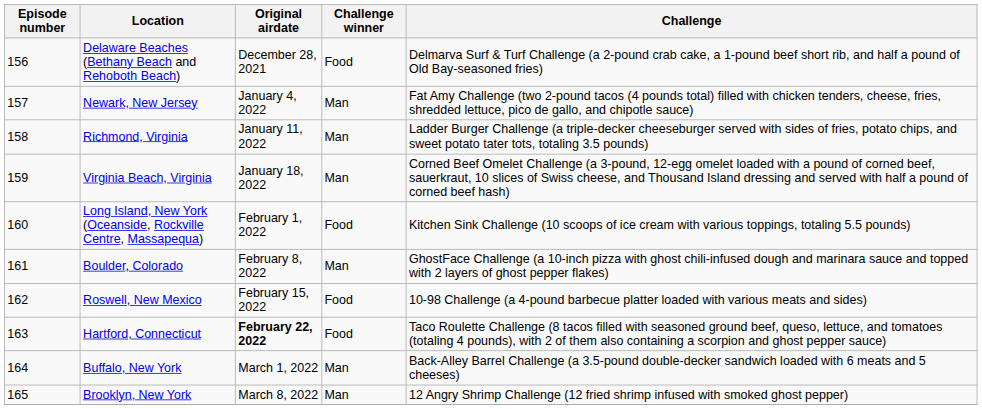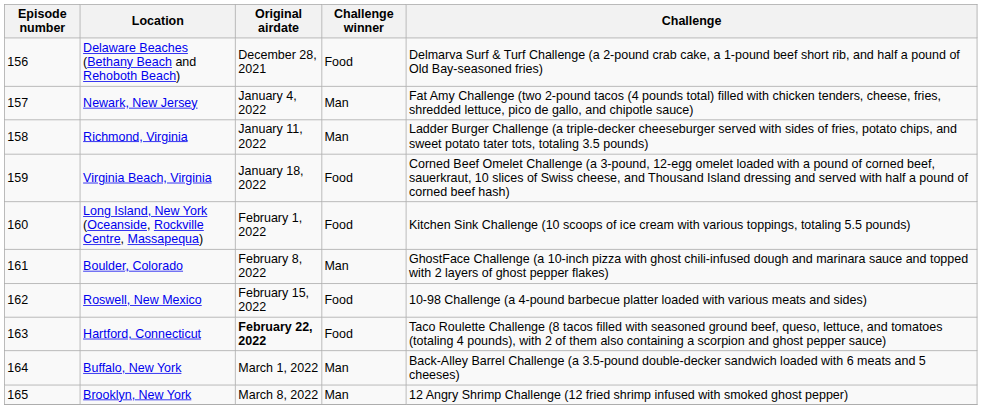(337, 177) Man -> (339, 177) Food
